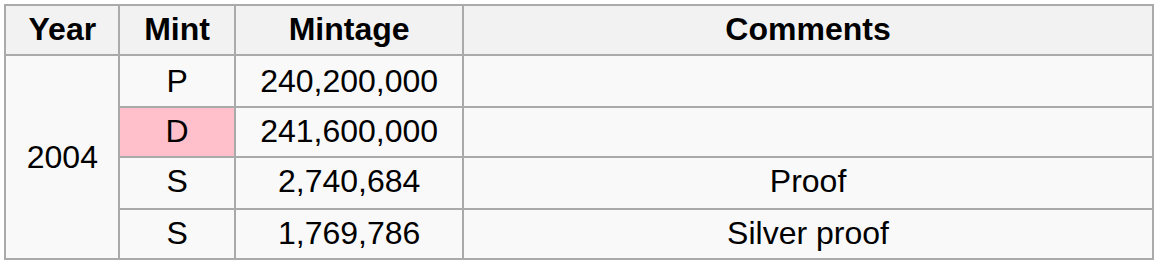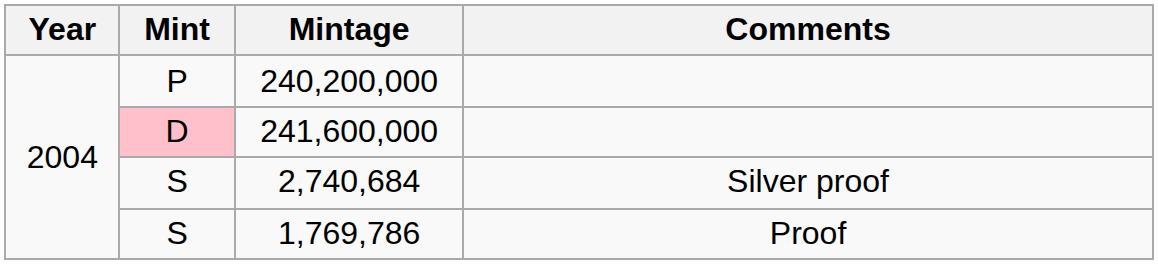(808, 182) Proof -> (808, 182) Silver proof
(808, 232) Silver proof -> (808, 232) Proof
